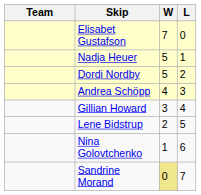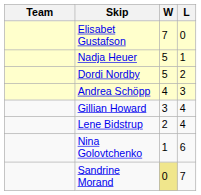(183, 125) 5 -> (183, 125) 4
